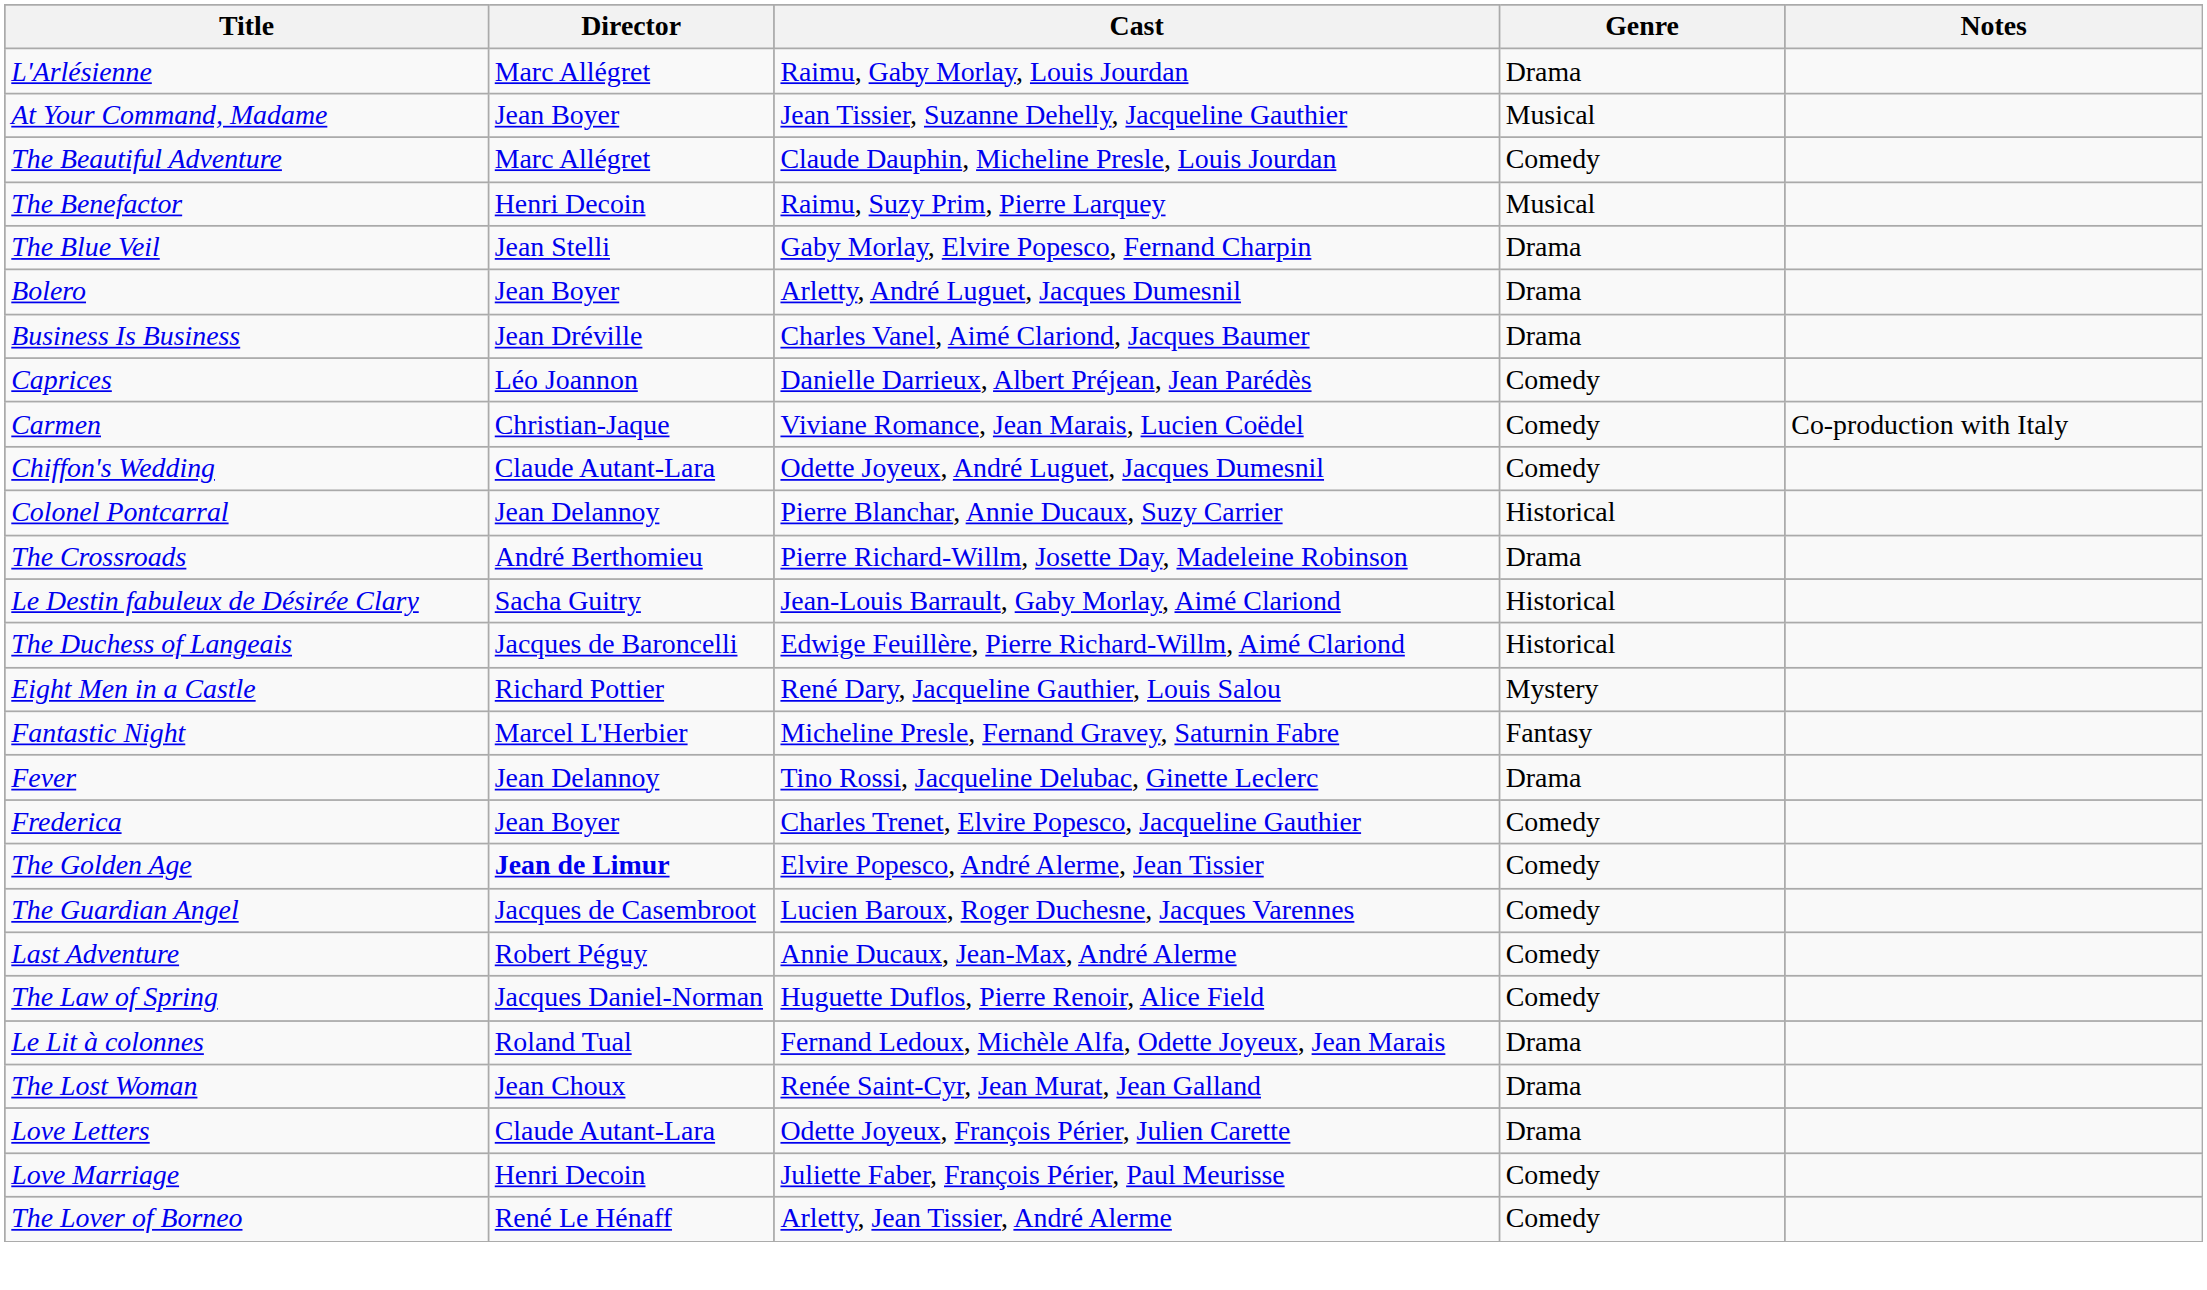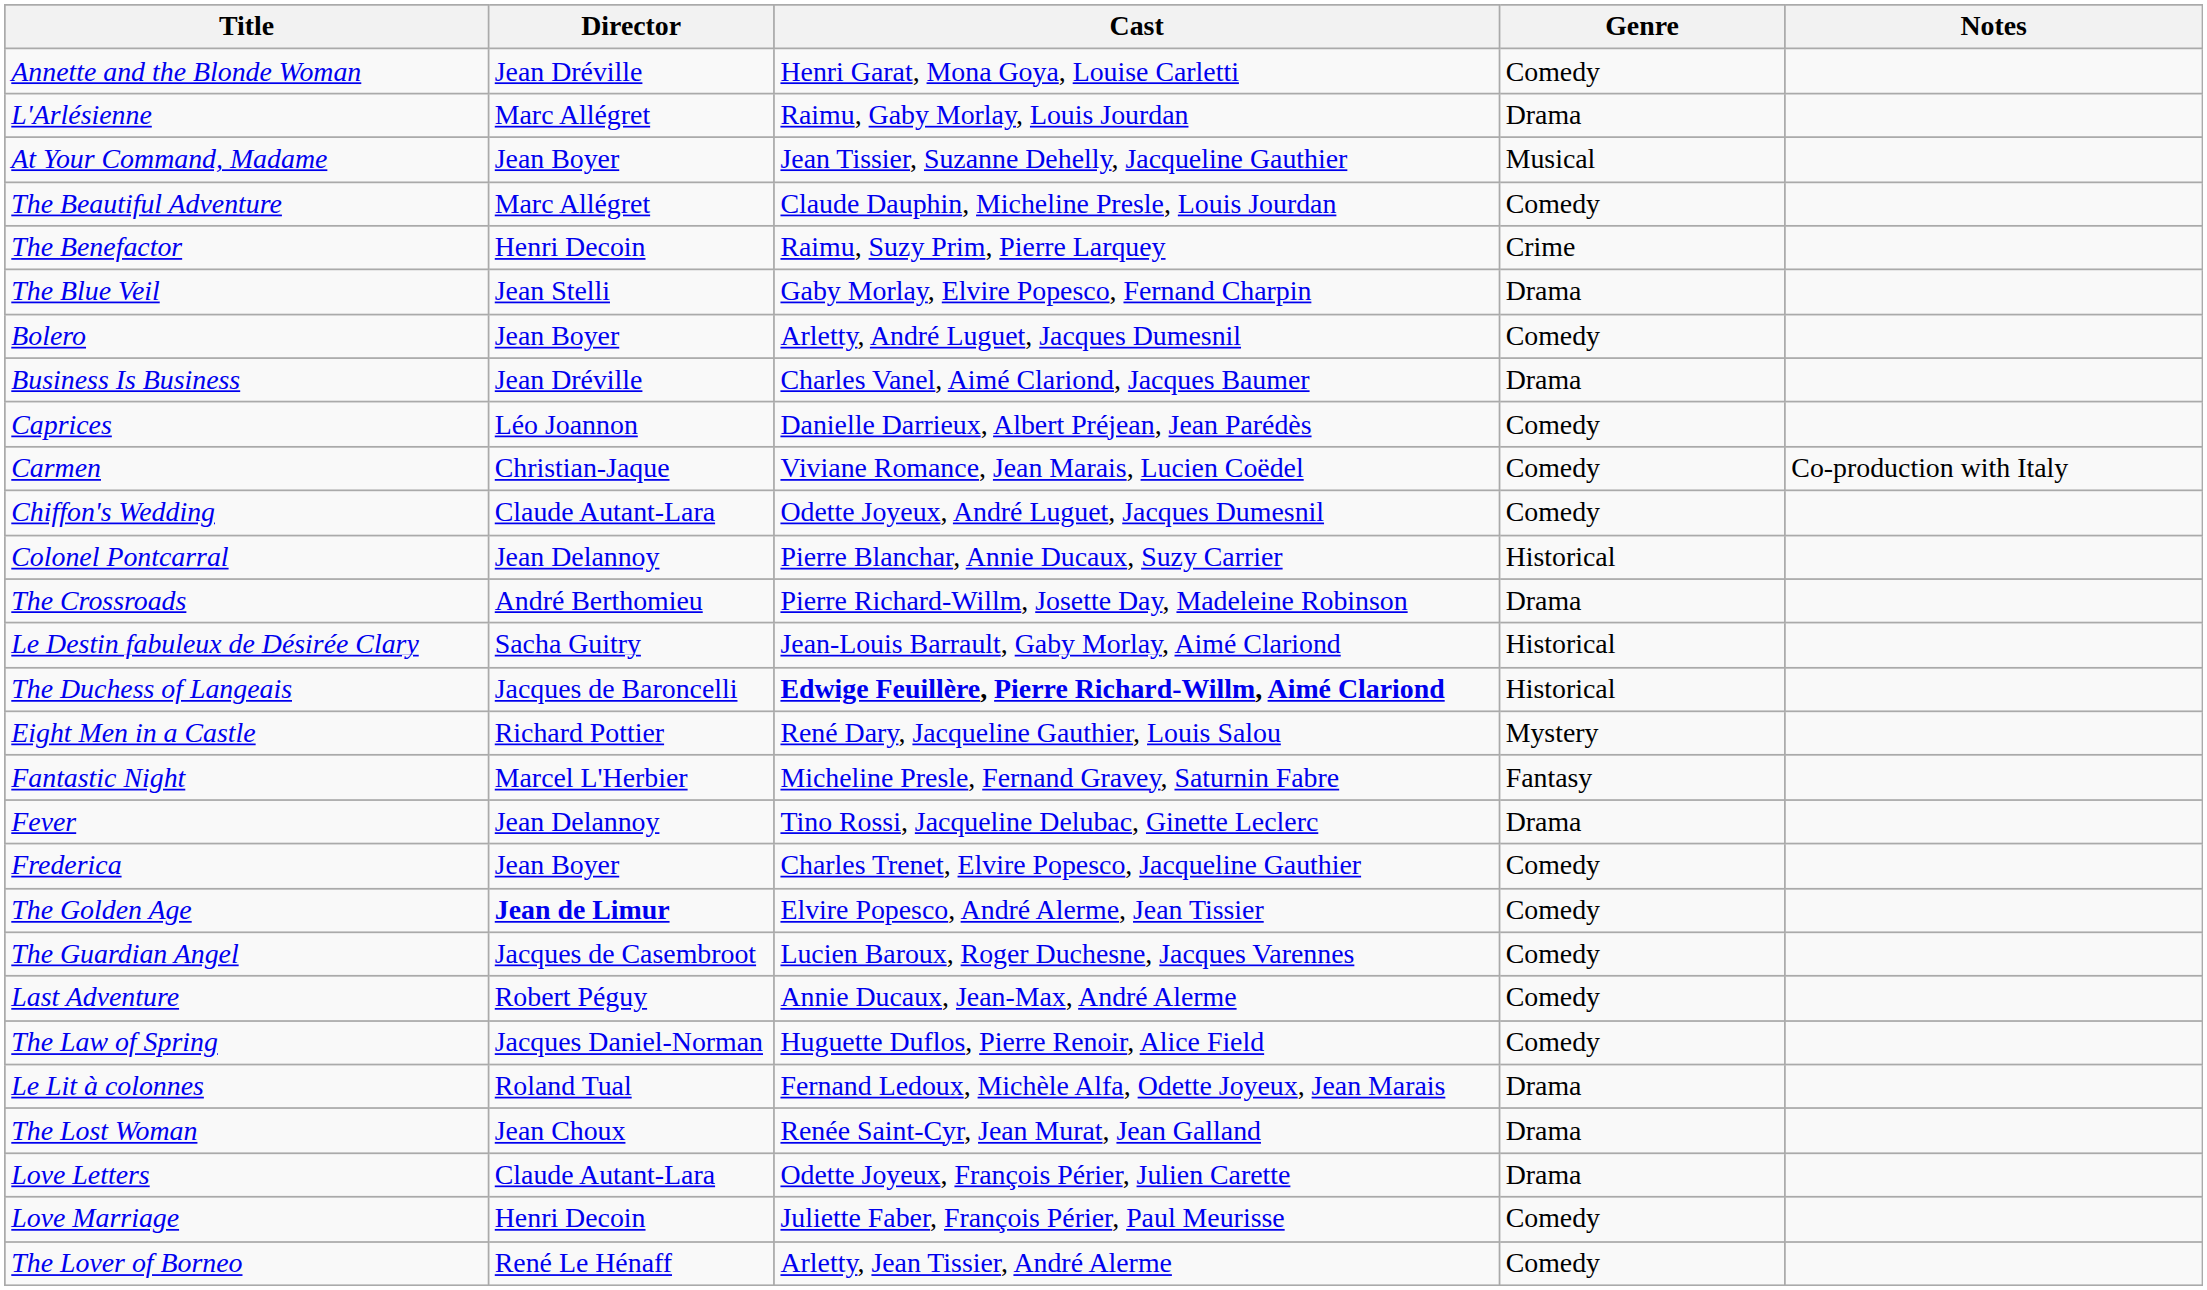+ row: (186, 70)
(1550, 203) Musical -> (1540, 247) Crime
(1544, 291) Drama -> (1553, 335) Comedy
(1093, 644) normal -> (1113, 688) bold
